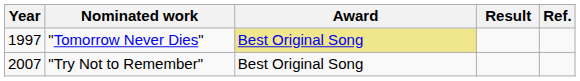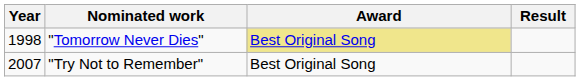- column: (557, 16)
(25, 40) 1997 -> (25, 40) 1998
